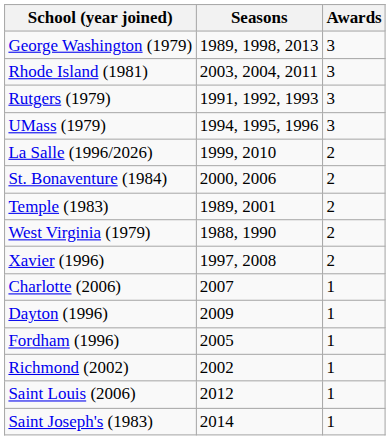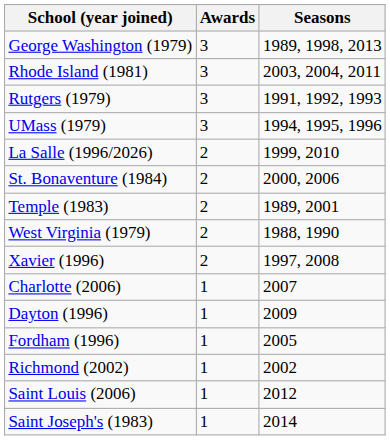columns swapped: (354, 17) <-> (259, 17)
